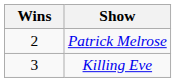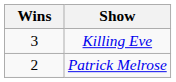rows swapped: (117, 65) <-> (117, 41)
